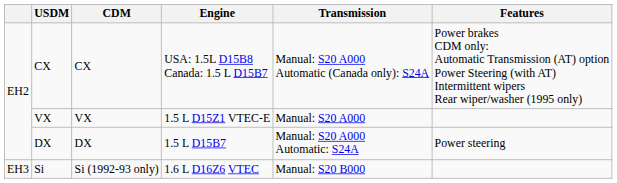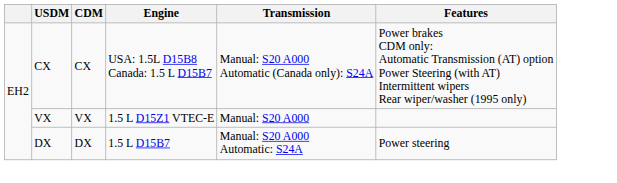- row: (39, 168)
